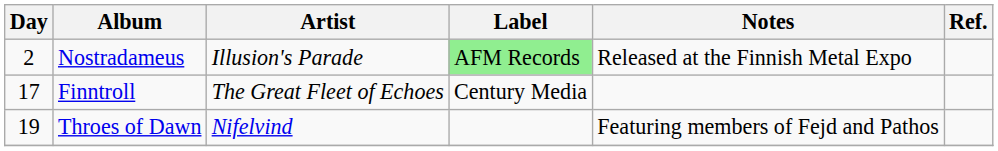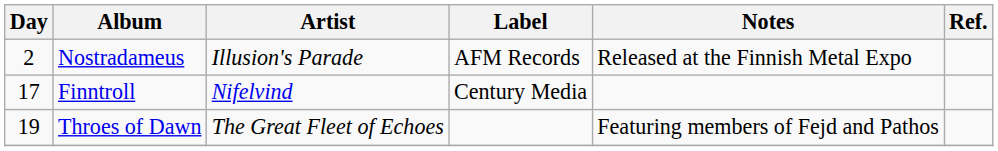(517, 57) lightgreen background -> (517, 57) no background
(328, 92) The Great Fleet of Echoes -> (252, 92) Nifelvind
(252, 127) Nifelvind -> (328, 127) The Great Fleet of Echoes
